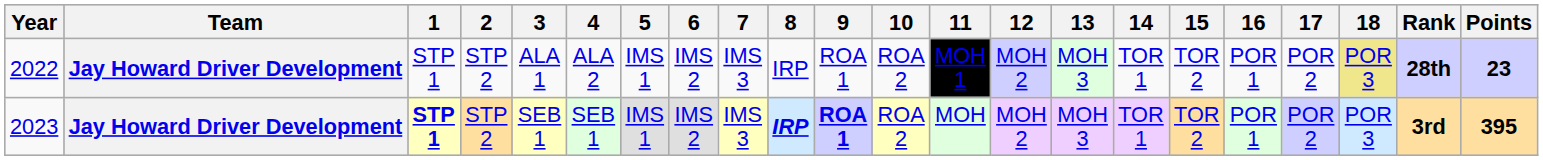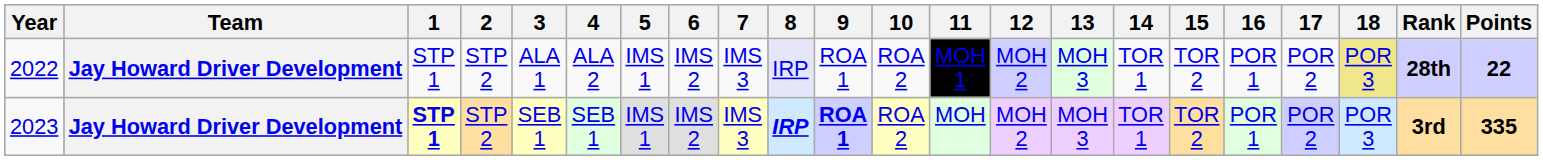(790, 68) no background -> (790, 68) lavender background
(1499, 68) 23 -> (1499, 68) 22
(1499, 126) 395 -> (1499, 126) 335
